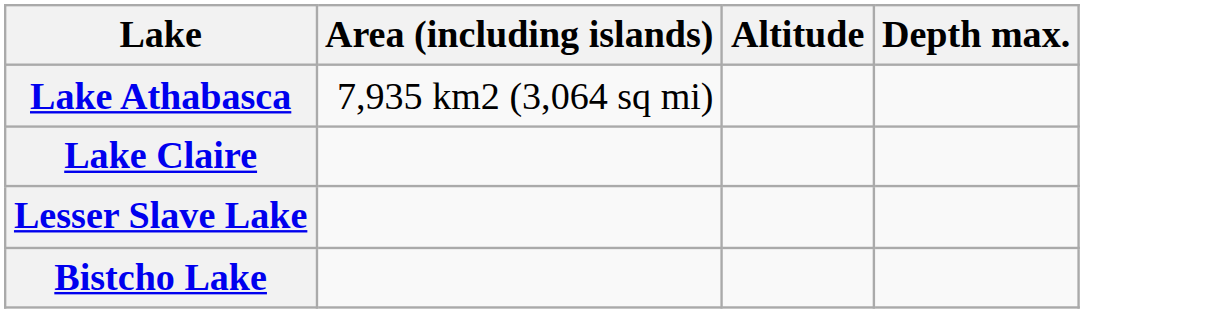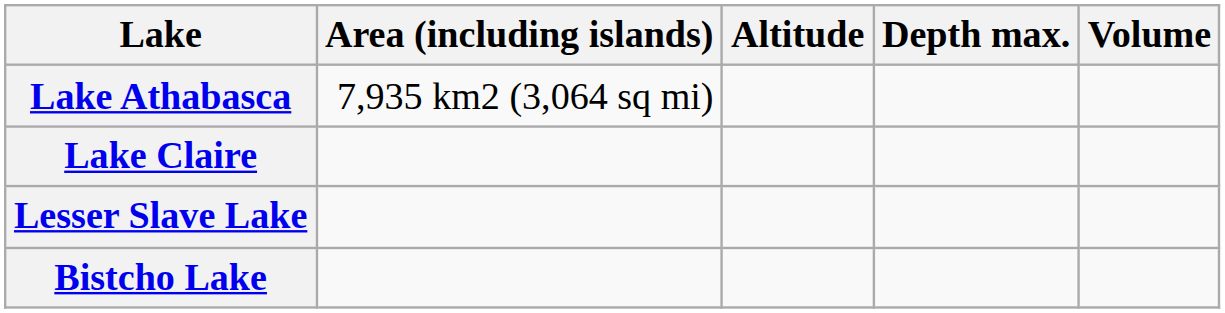+ column: (1149, 34)
